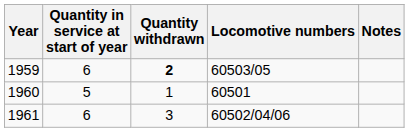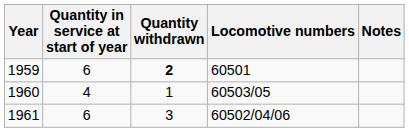(241, 70) 60503/05 -> (231, 70) 60501
(87, 92) 5 -> (87, 92) 4
(231, 92) 60501 -> (241, 92) 60503/05
